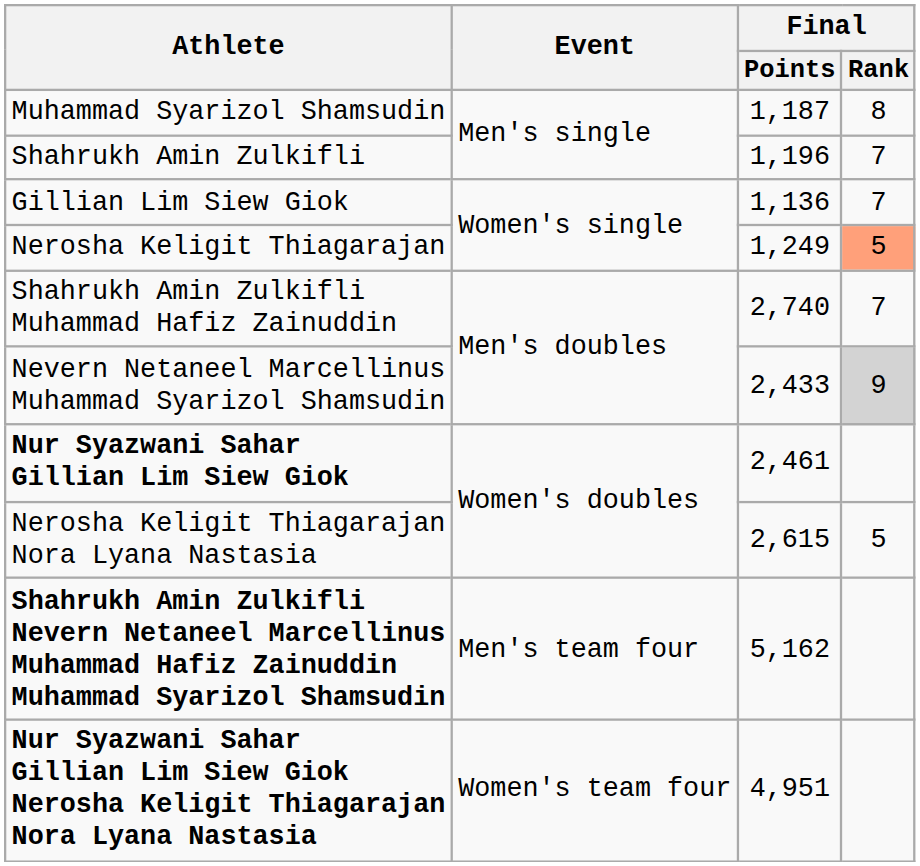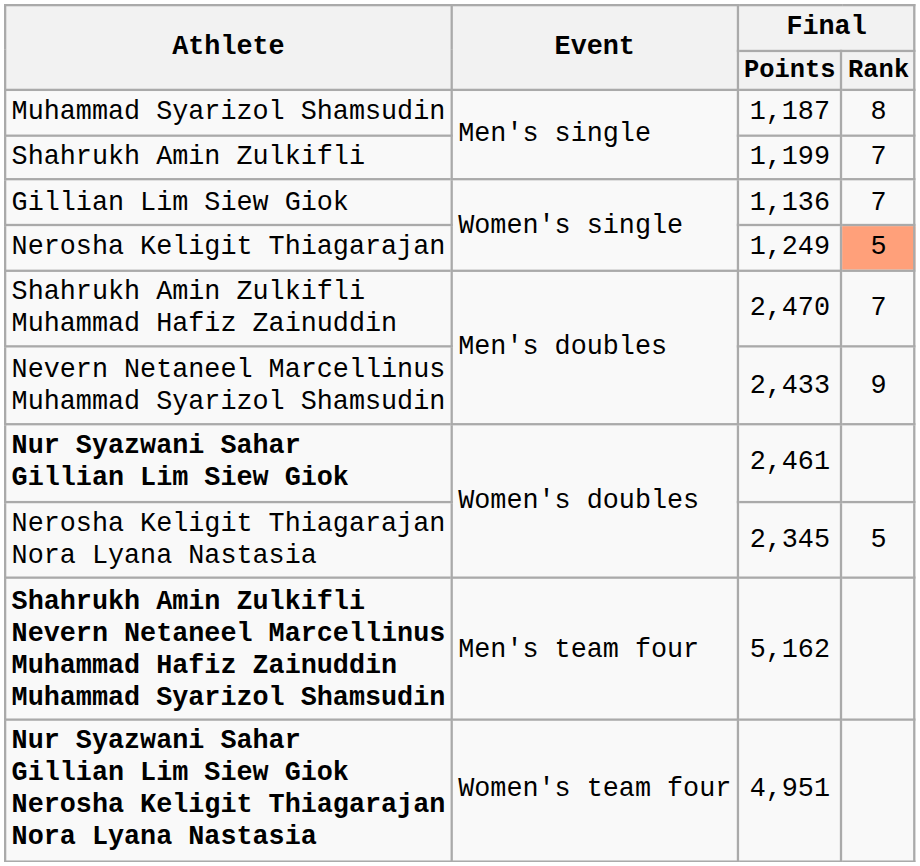(790, 157) 1,196 -> (790, 157) 1,199
(790, 308) 2,740 -> (790, 308) 2,470
(879, 385) lightgrey background -> (879, 385) no background
(790, 540) 2,615 -> (790, 540) 2,345
